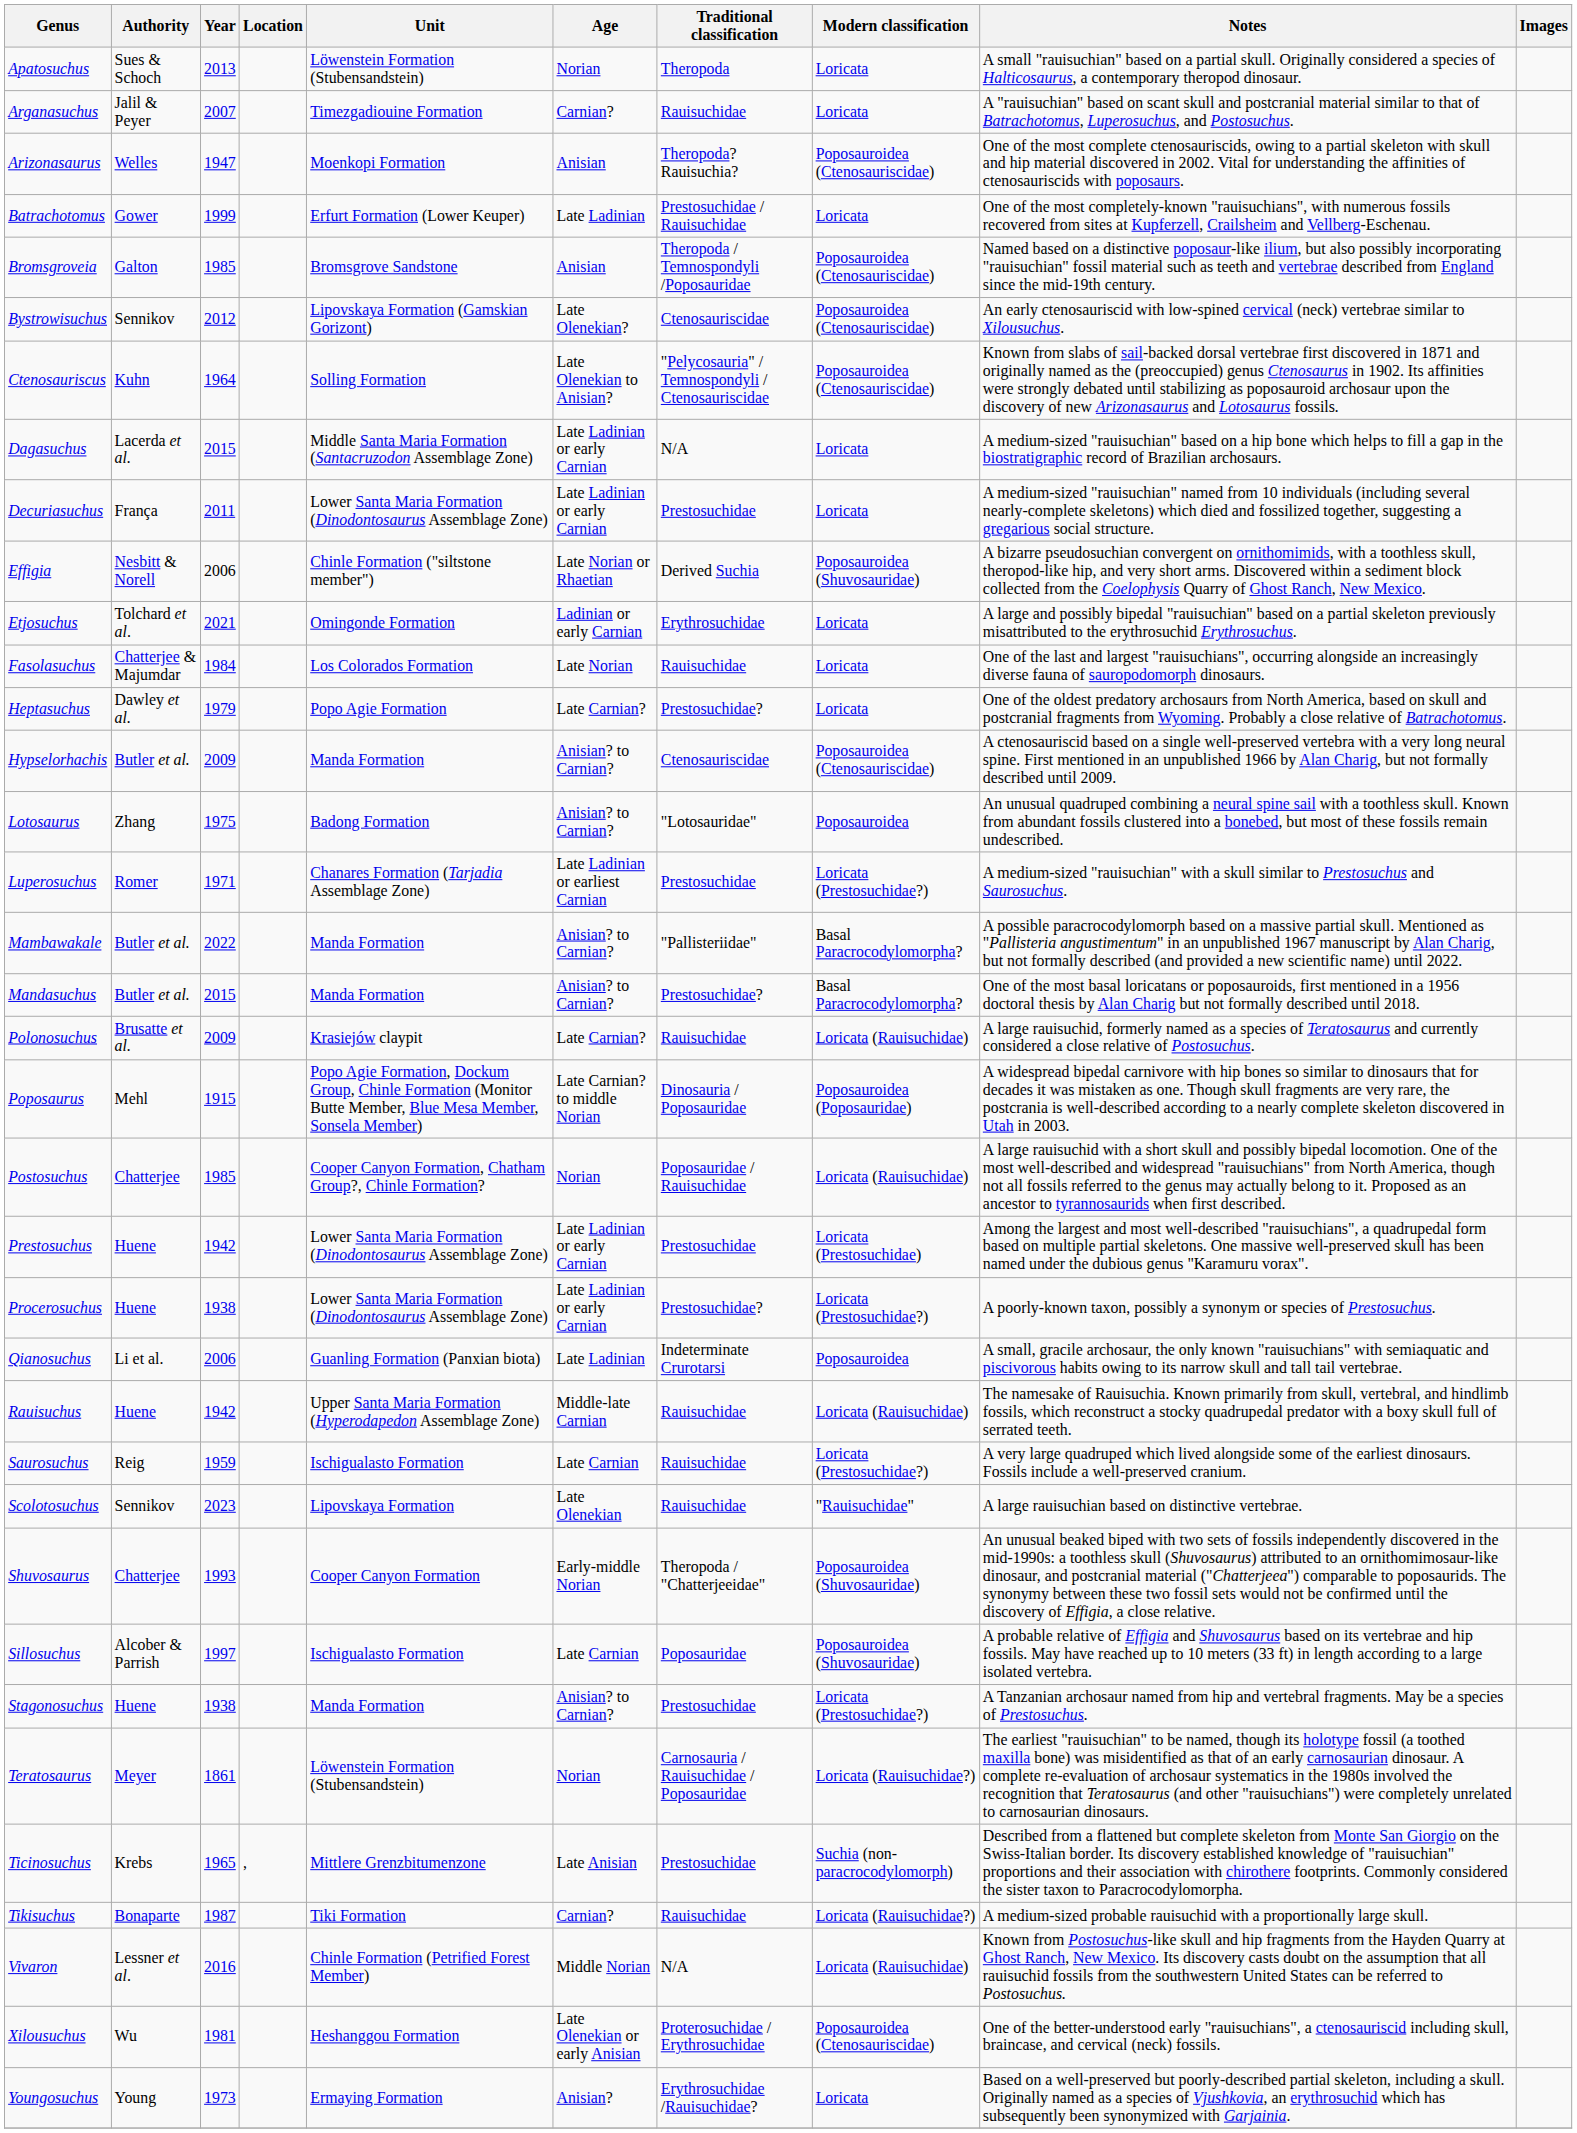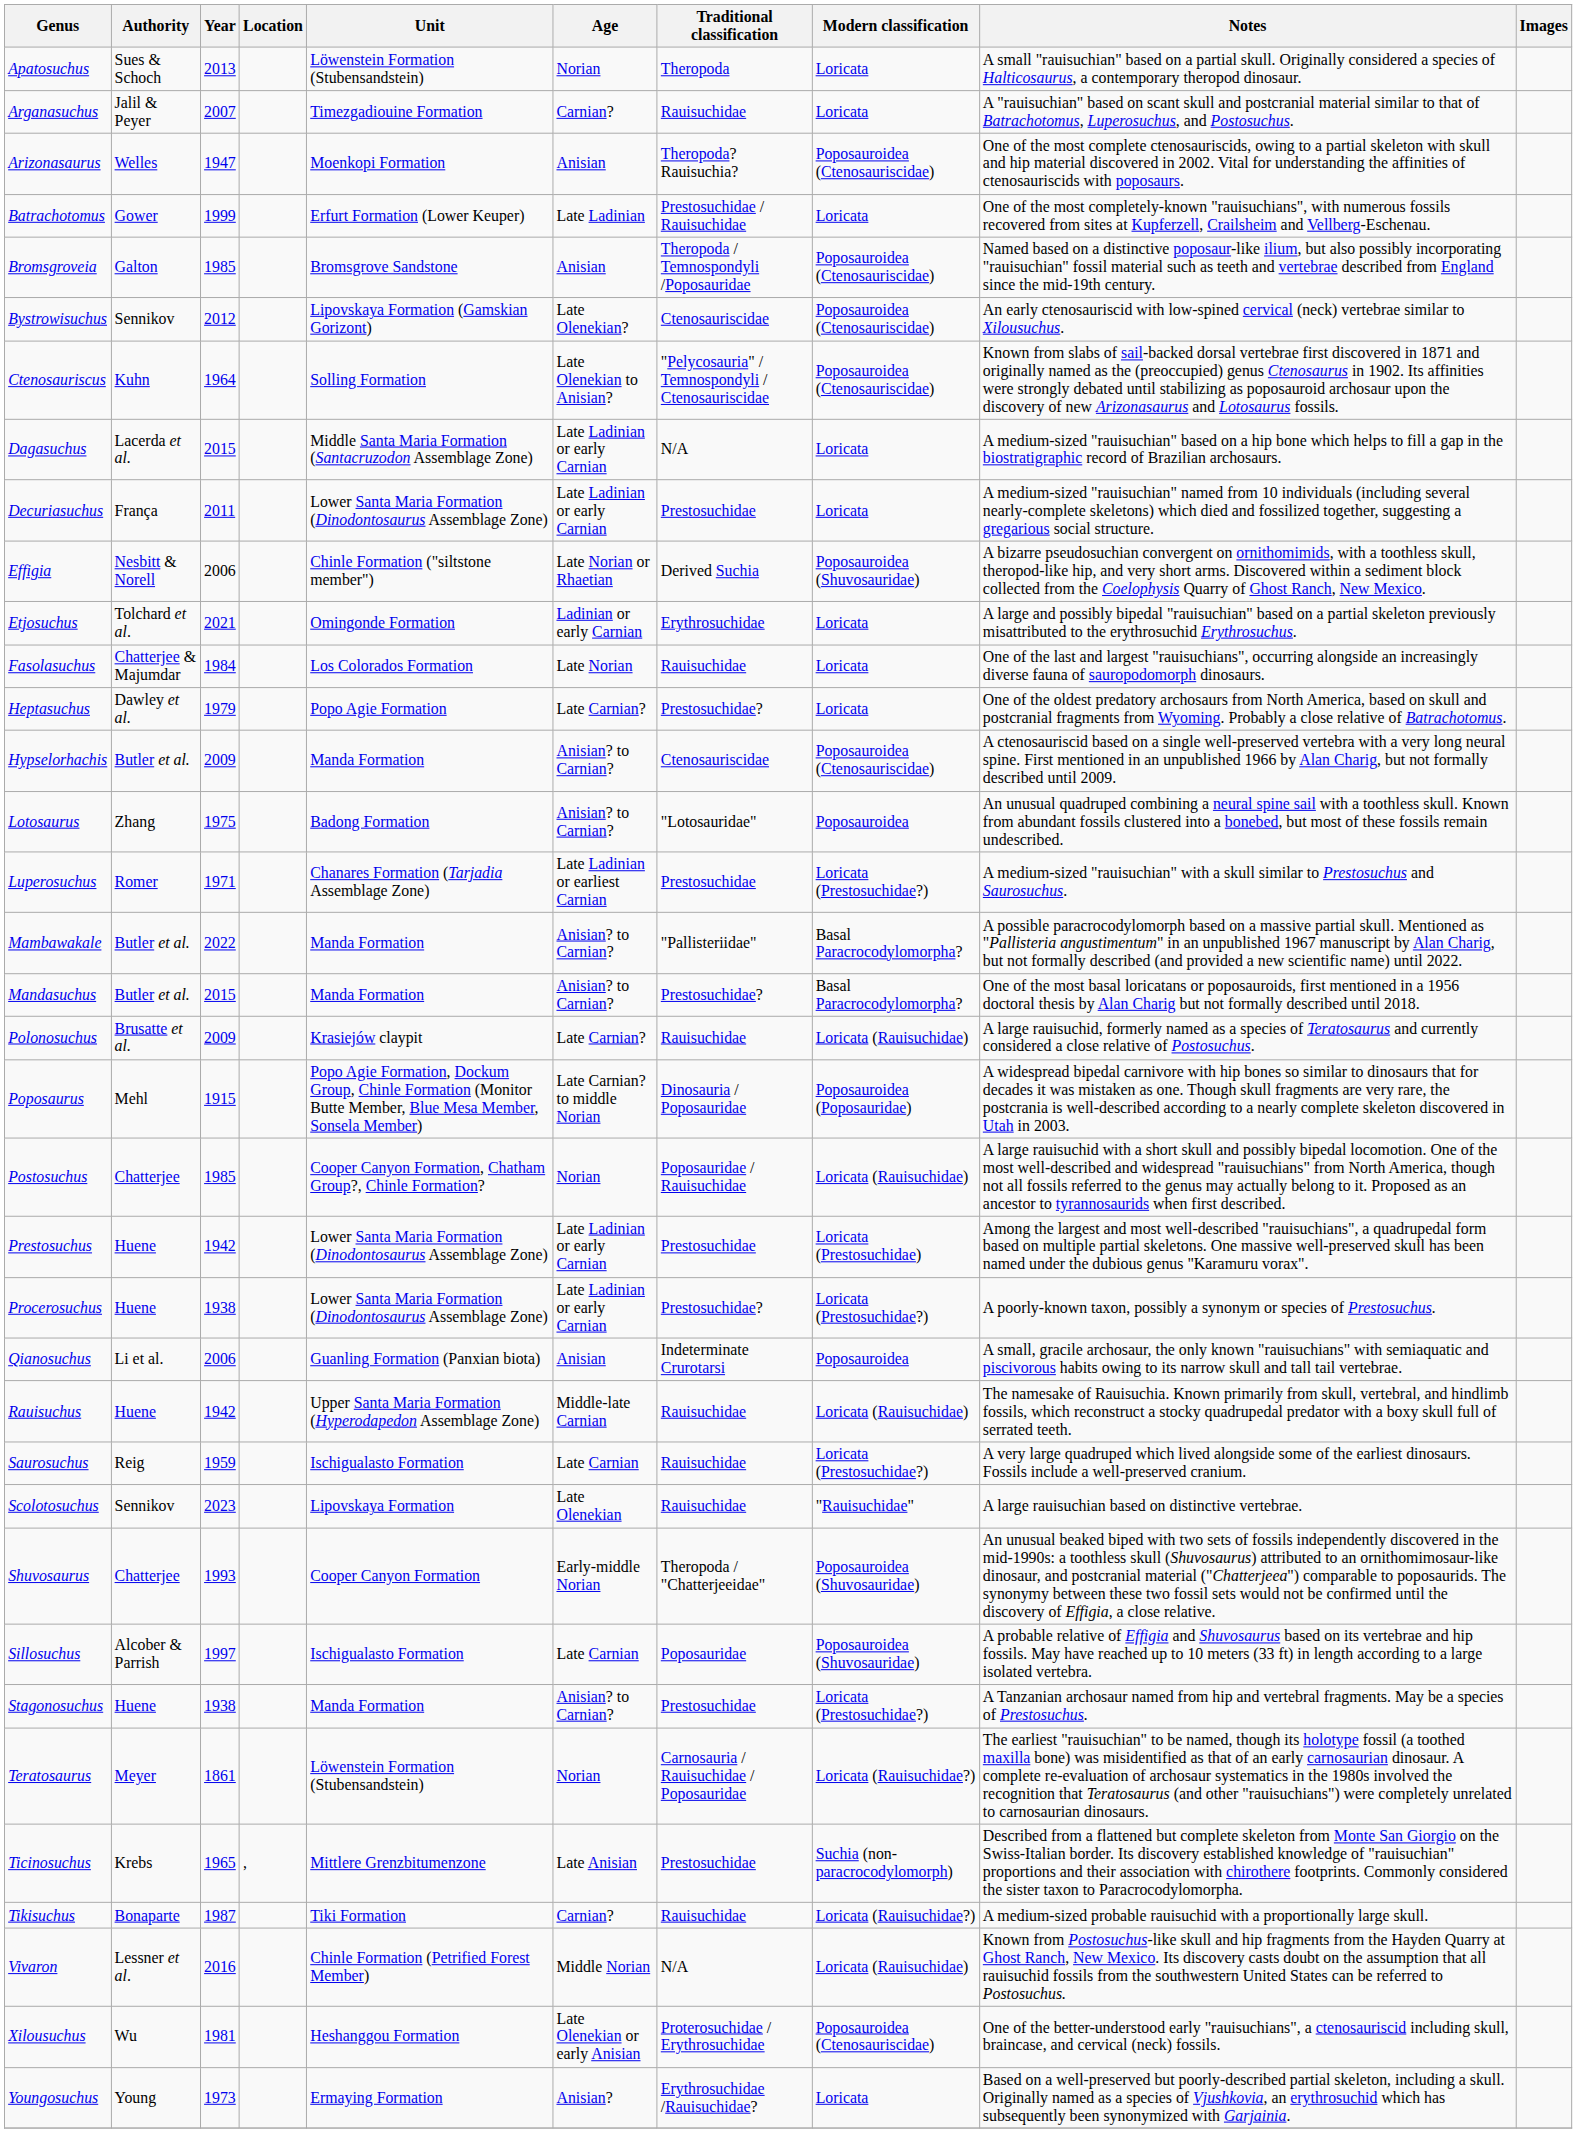(601, 1359) Late Ladinian -> (581, 1359) Anisian
